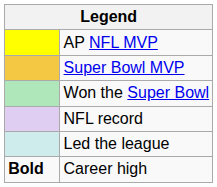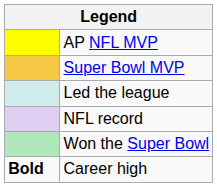rows swapped: (136, 93) <-> (116, 144)
